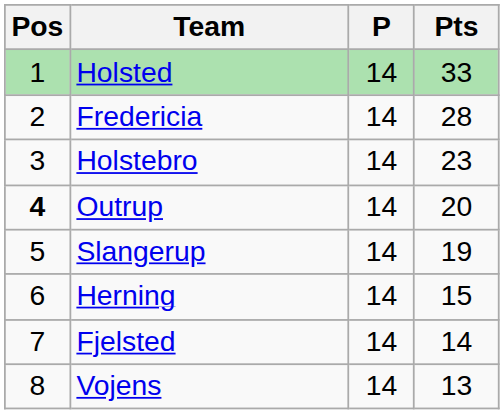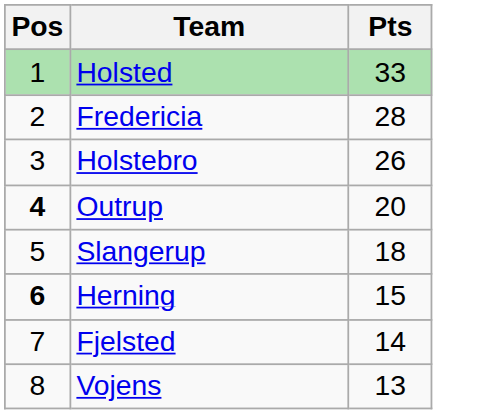- column: (381, 26)
(456, 161) 23 -> (390, 161) 26
(456, 251) 19 -> (390, 251) 18
(37, 296) normal -> (37, 296) bold
